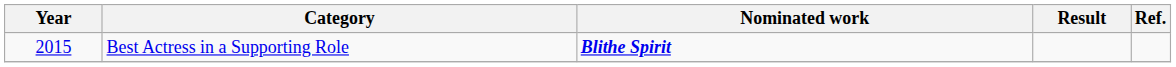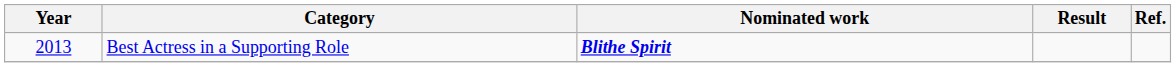(53, 47) 2015 -> (53, 47) 2013
